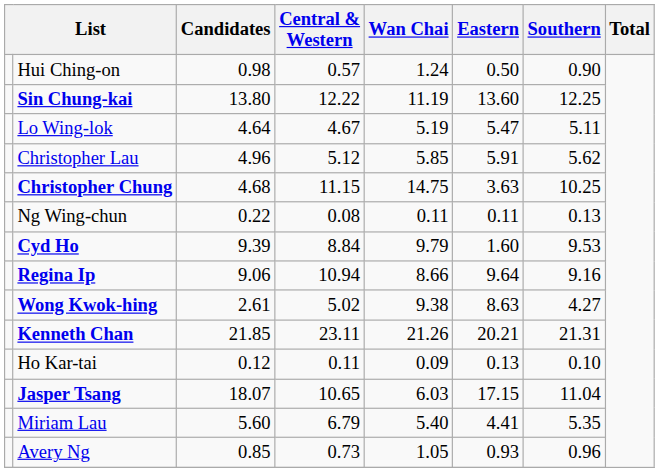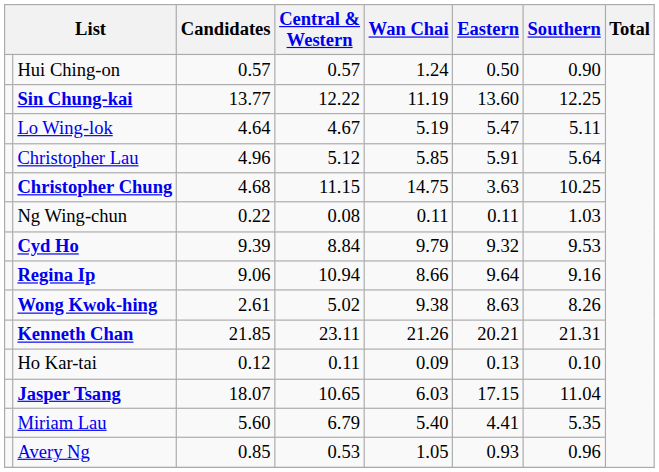(254, 69) 0.98 -> (254, 69) 0.57
(250, 98) 13.80 -> (250, 98) 13.77
(585, 157) 5.62 -> (585, 157) 5.64
(585, 216) 0.13 -> (585, 216) 1.03
(503, 246) 1.60 -> (503, 246) 9.32
(585, 305) 4.27 -> (585, 305) 8.26
(344, 452) 0.73 -> (344, 452) 0.53
